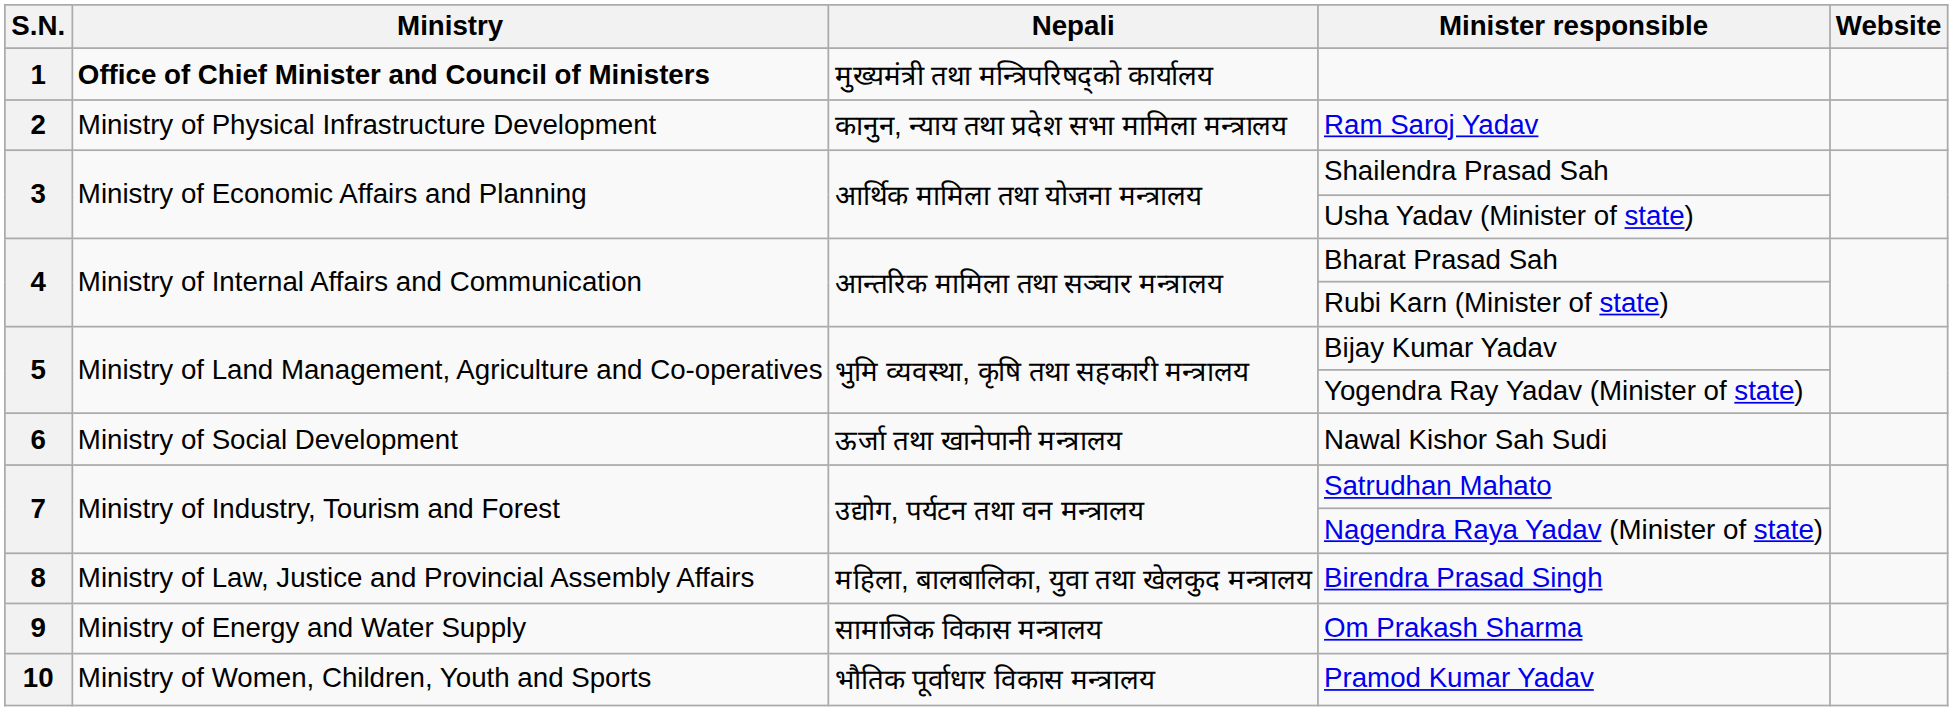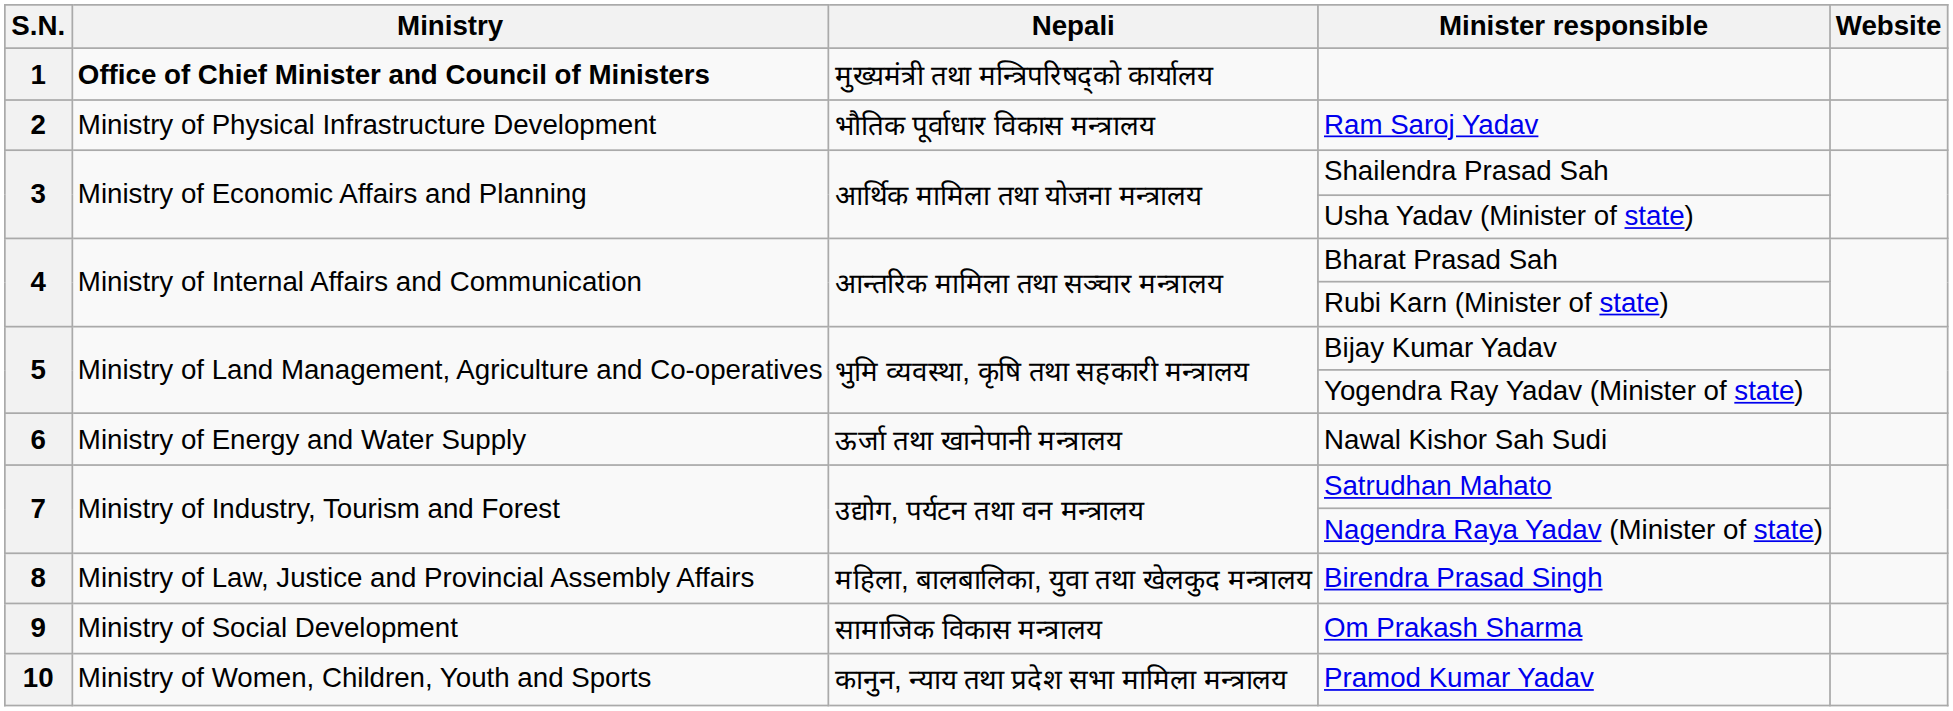(1061, 126) कानुन, न्याय तथा प्रदेश सभा मामिला मन्त्रालय -> (995, 126) भौतिक पूर्वाधार विकास मन्त्रालय
(268, 438) Ministry of Social Development -> (302, 438) Ministry of Energy and Water Supply
(302, 628) Ministry of Energy and Water Supply -> (268, 628) Ministry of Social Development
(995, 680) भौतिक पूर्वाधार विकास मन्त्रालय -> (1061, 680) कानुन, न्याय तथा प्रदेश सभा मामिला मन्त्रालय
